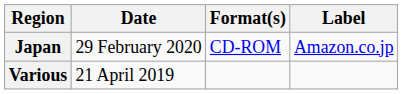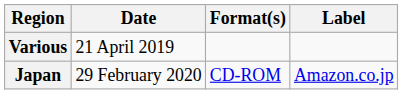rows swapped: (38, 74) <-> (38, 46)
